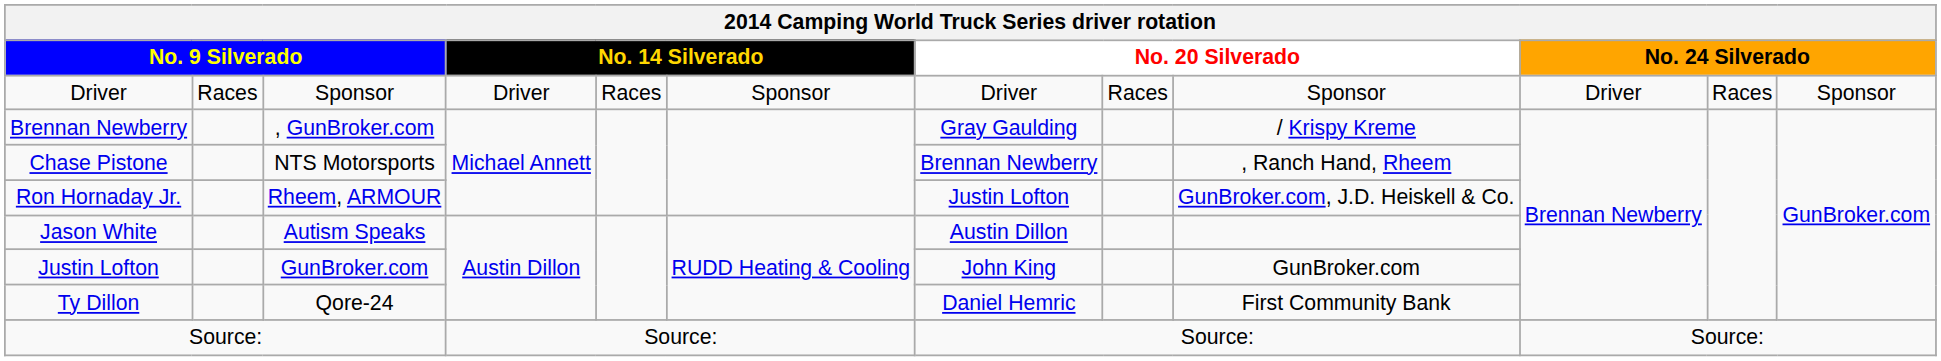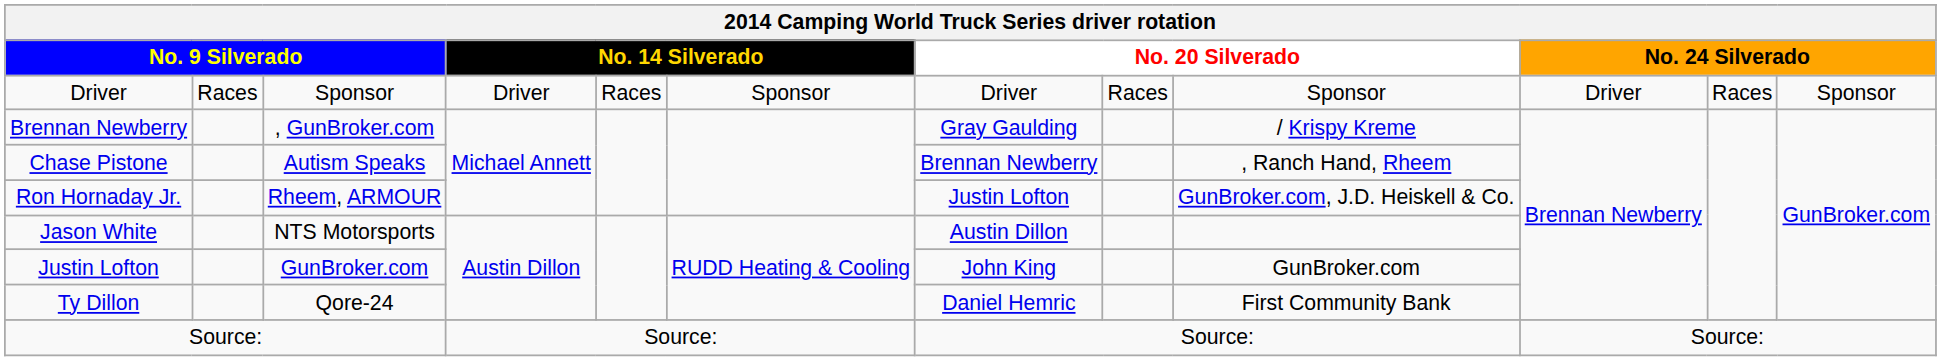(355, 162) NTS Motorsports -> (355, 162) Autism Speaks
(355, 232) Autism Speaks -> (355, 232) NTS Motorsports
